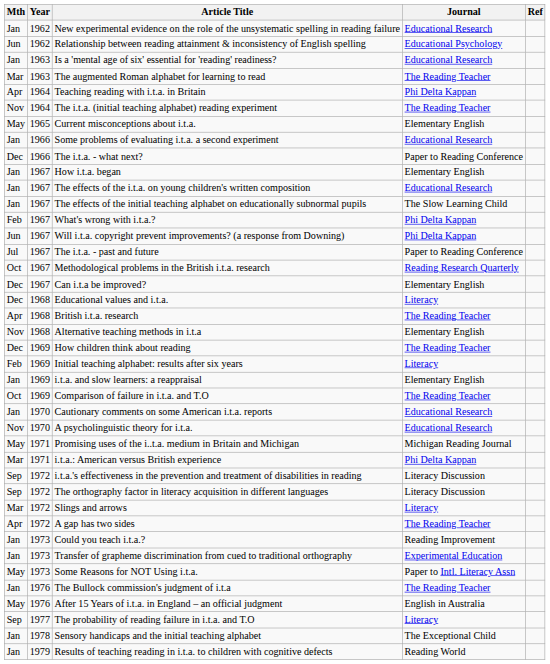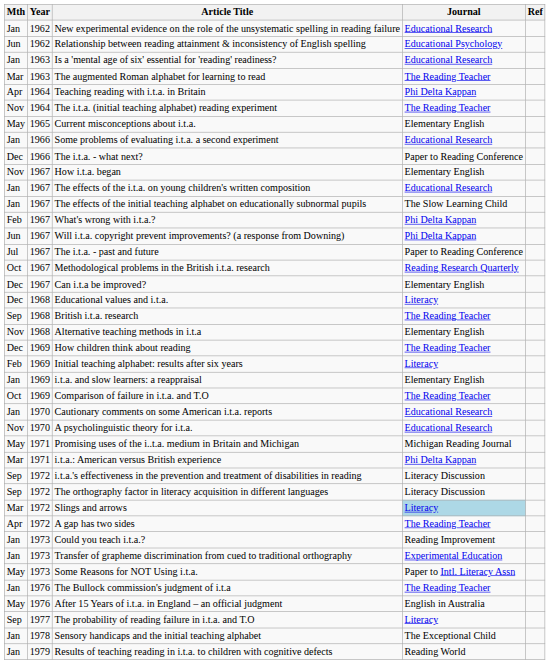(13, 172) Jan -> (15, 172) Nov
(14, 316) Apr -> (14, 316) Sep
(421, 508) no background -> (421, 508) lightblue background
